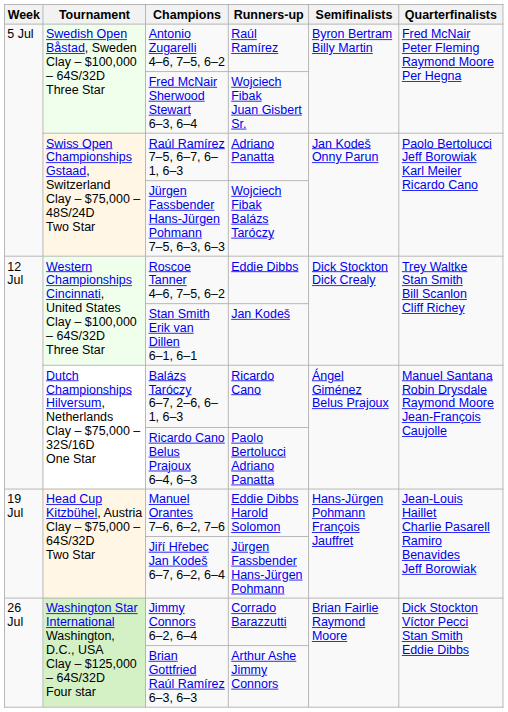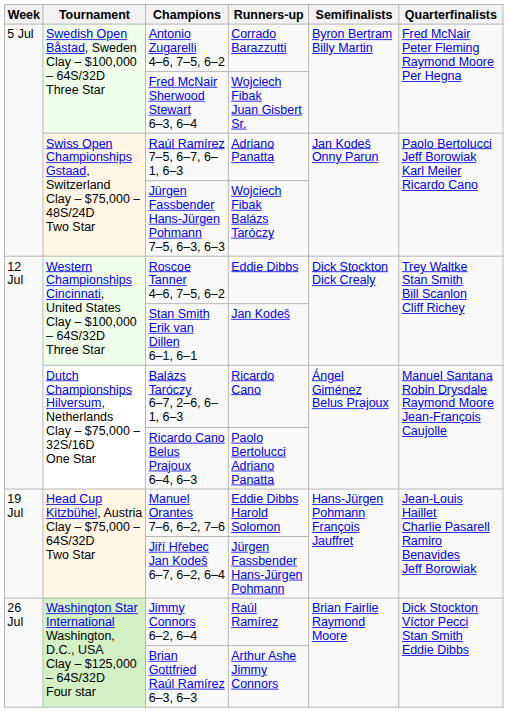(255, 41) Raúl Ramírez -> (259, 41) Corrado Barazzutti
(259, 615) Corrado Barazzutti -> (255, 615) Raúl Ramírez
